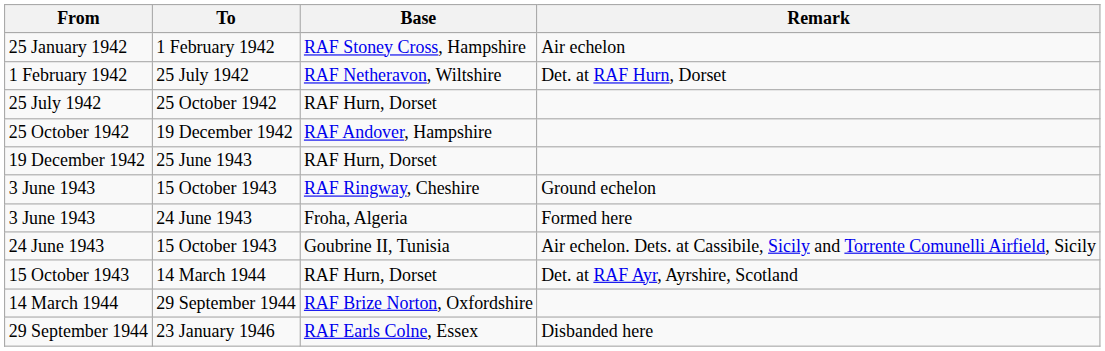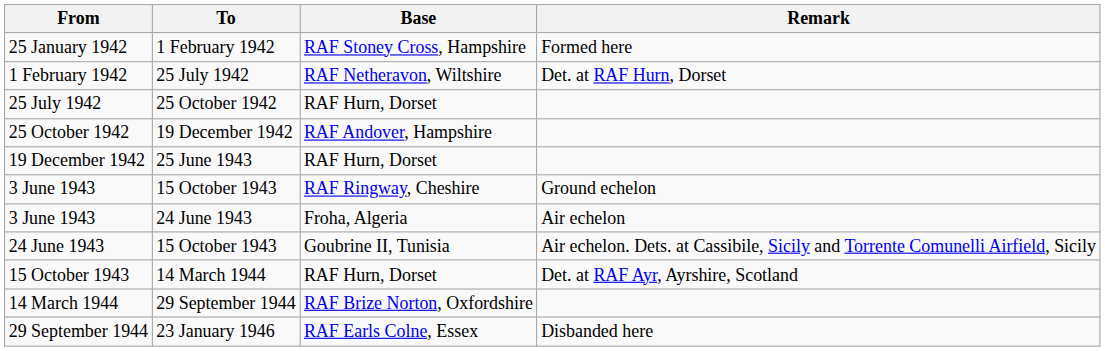(583, 47) Air echelon -> (587, 47) Formed here
(587, 217) Formed here -> (583, 217) Air echelon
